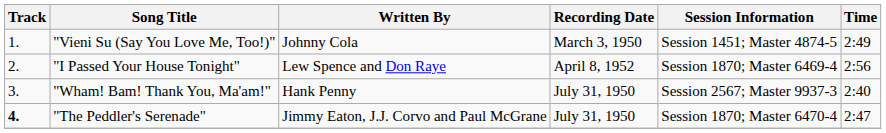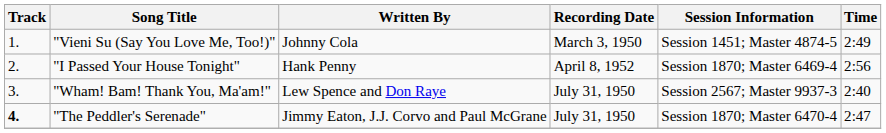(364, 66) Lew Spence and Don Raye -> (319, 66) Hank Penny
(319, 91) Hank Penny -> (364, 91) Lew Spence and Don Raye
